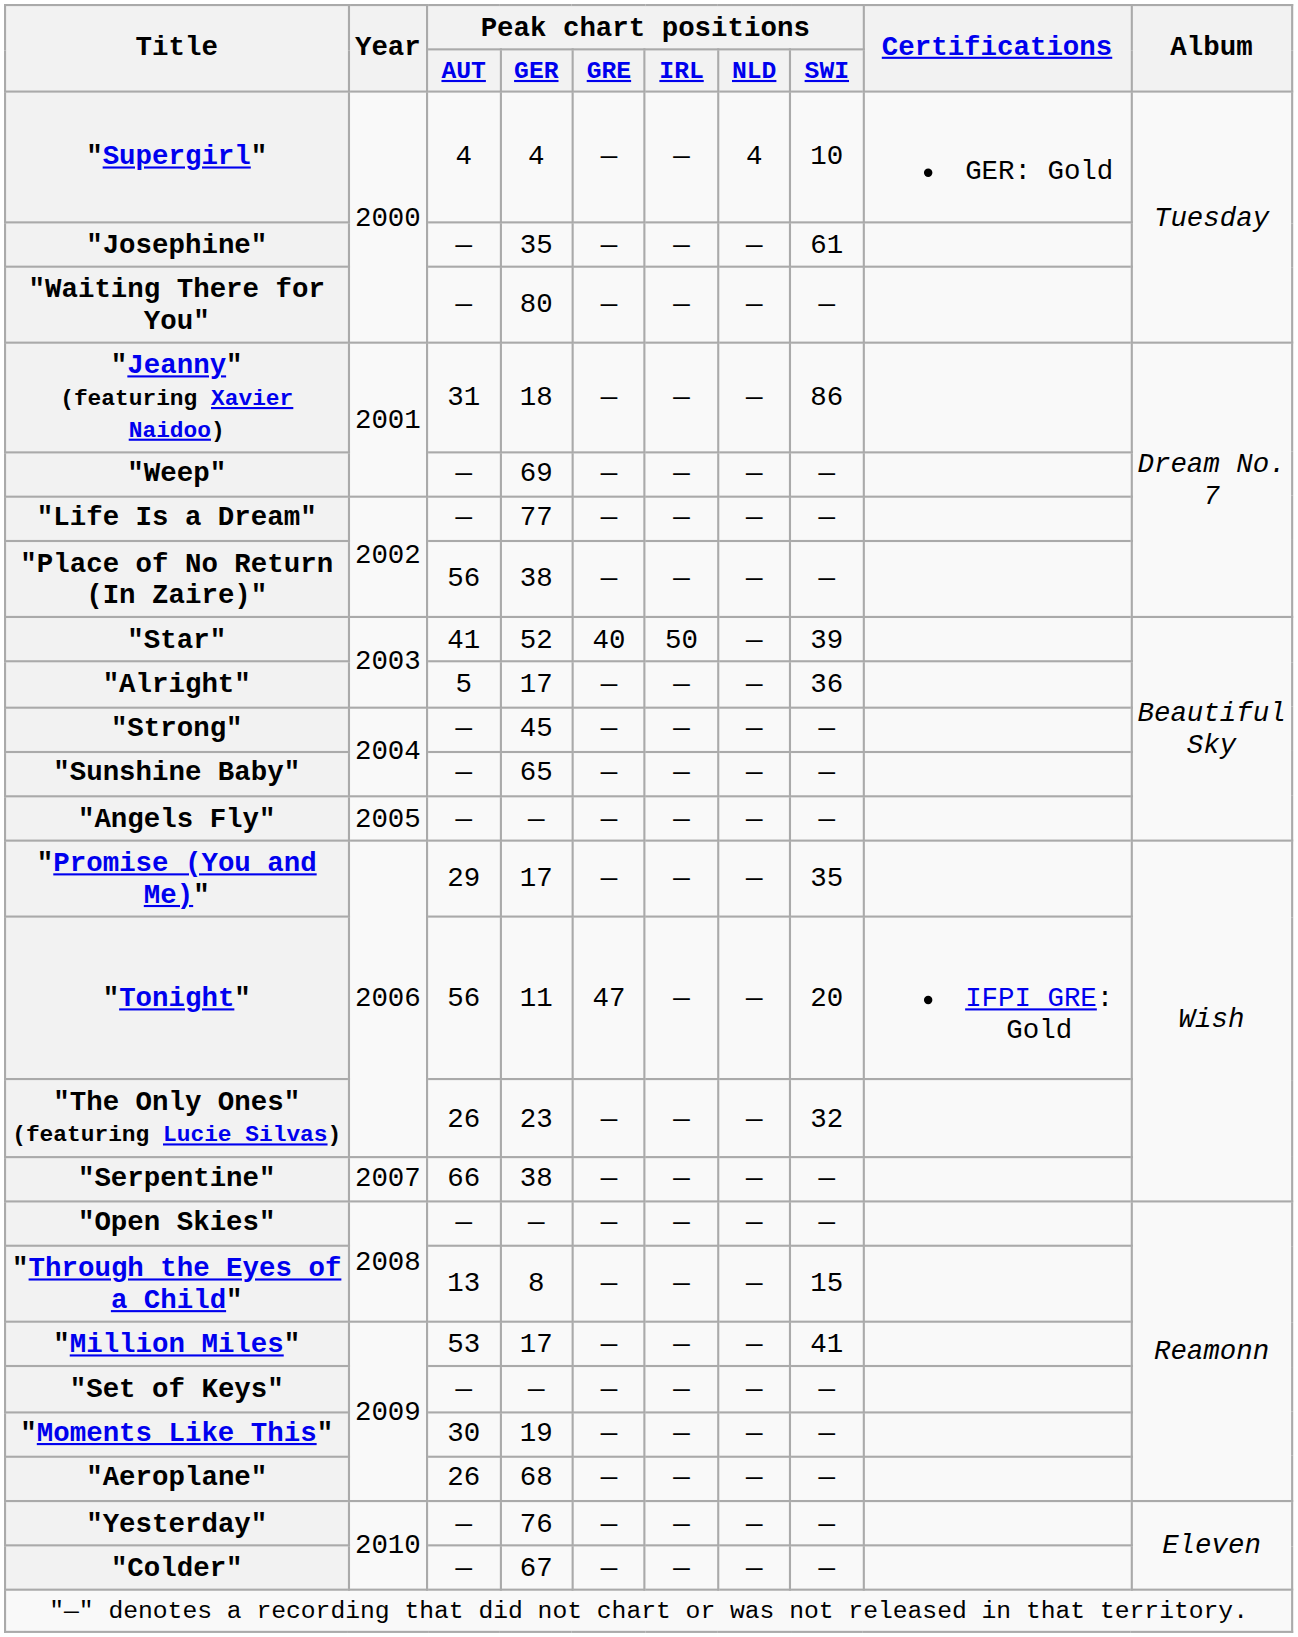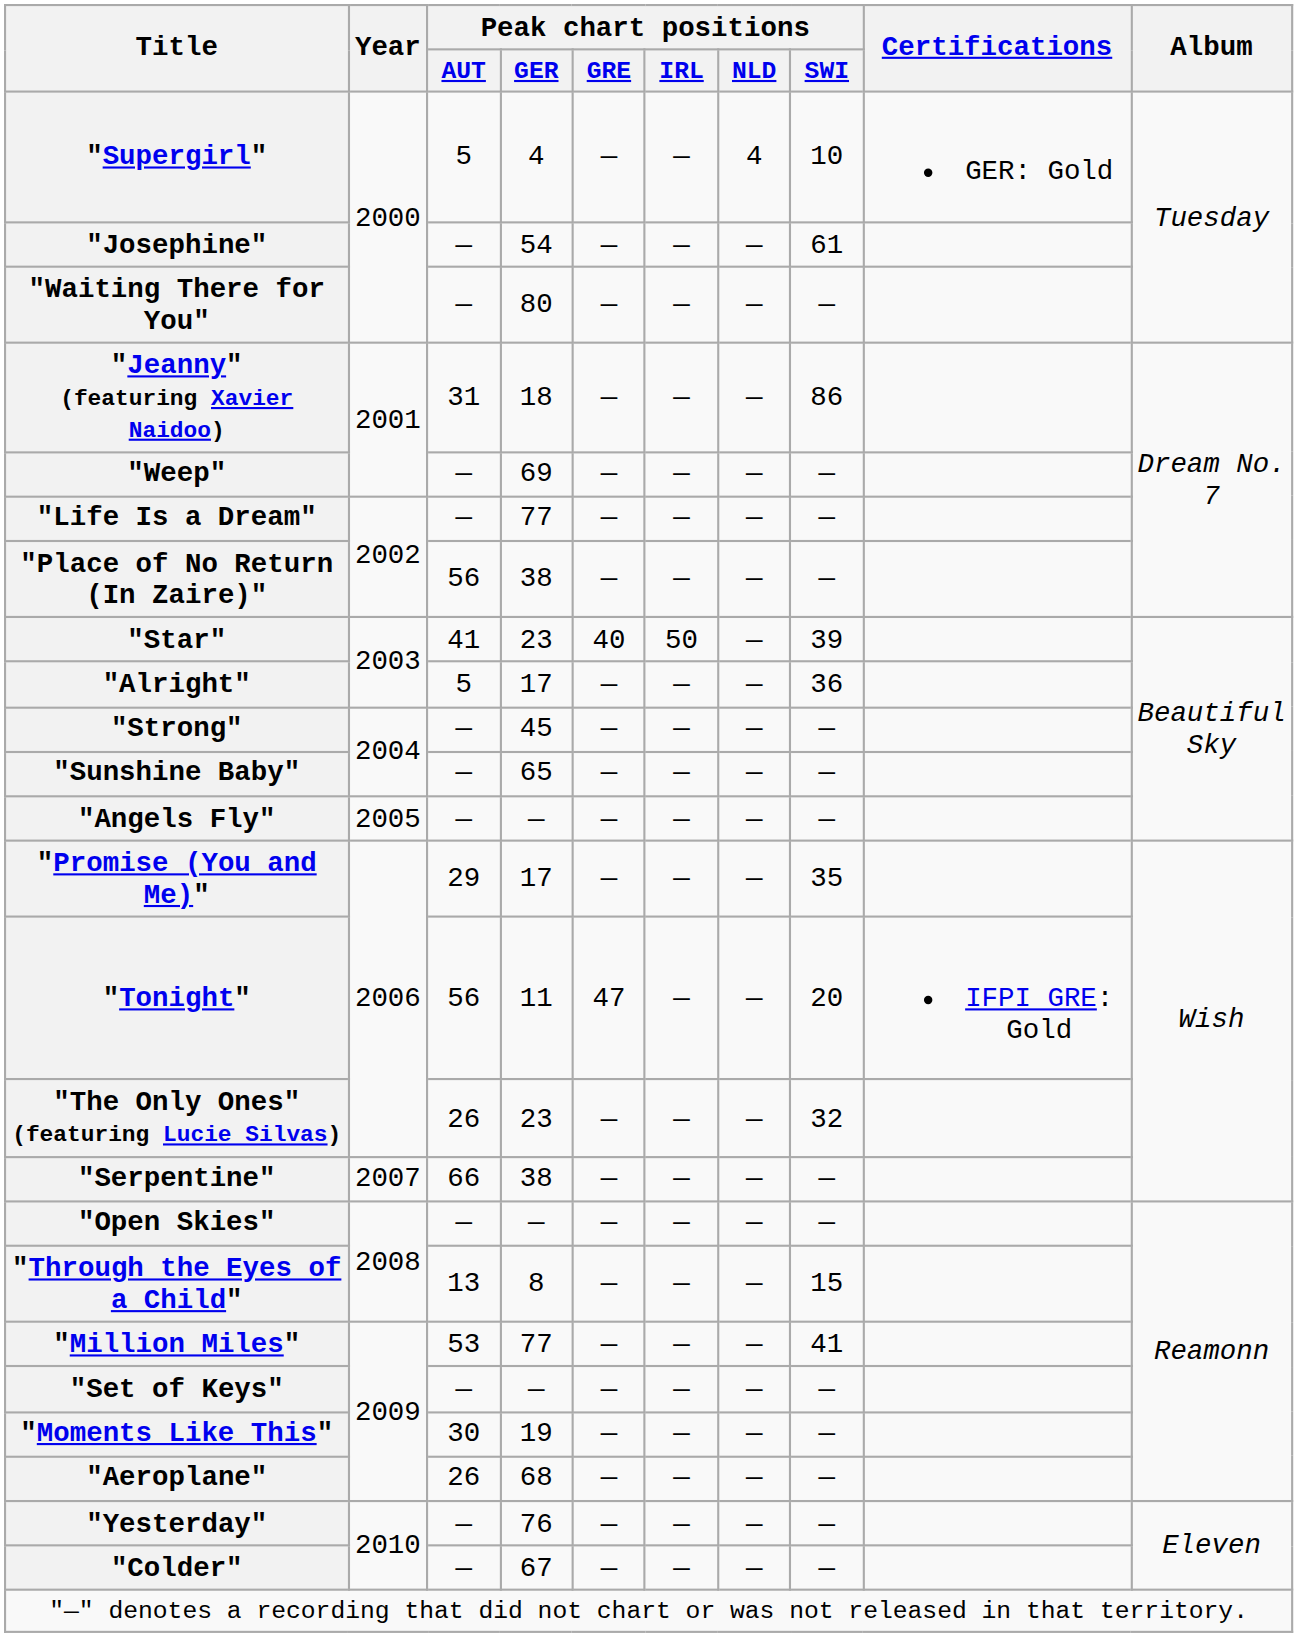(464, 157) 4 -> (464, 157) 5
(536, 245) 35 -> (536, 245) 54
(536, 640) 52 -> (536, 640) 23
(536, 1345) 17 -> (536, 1345) 77
